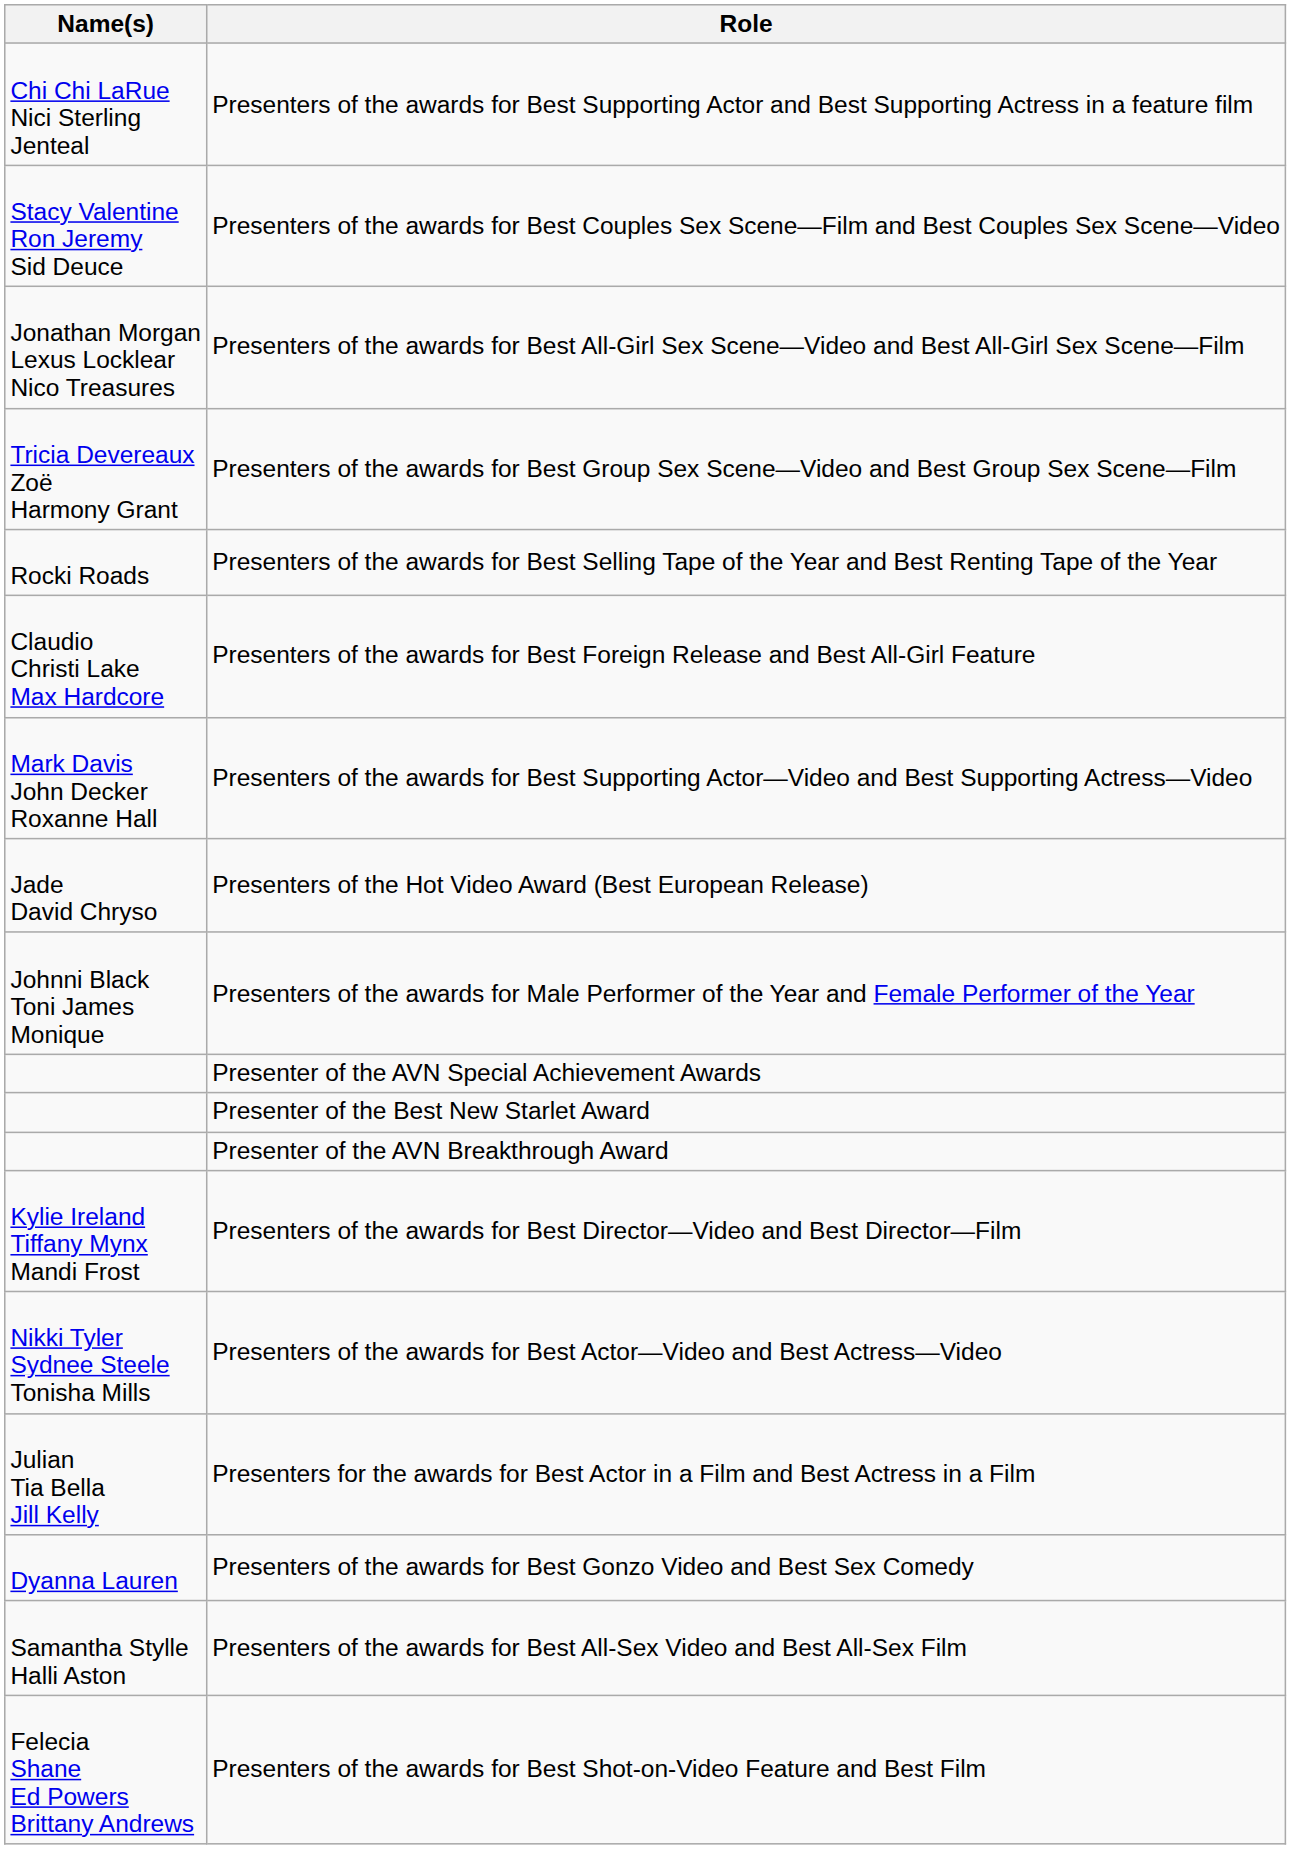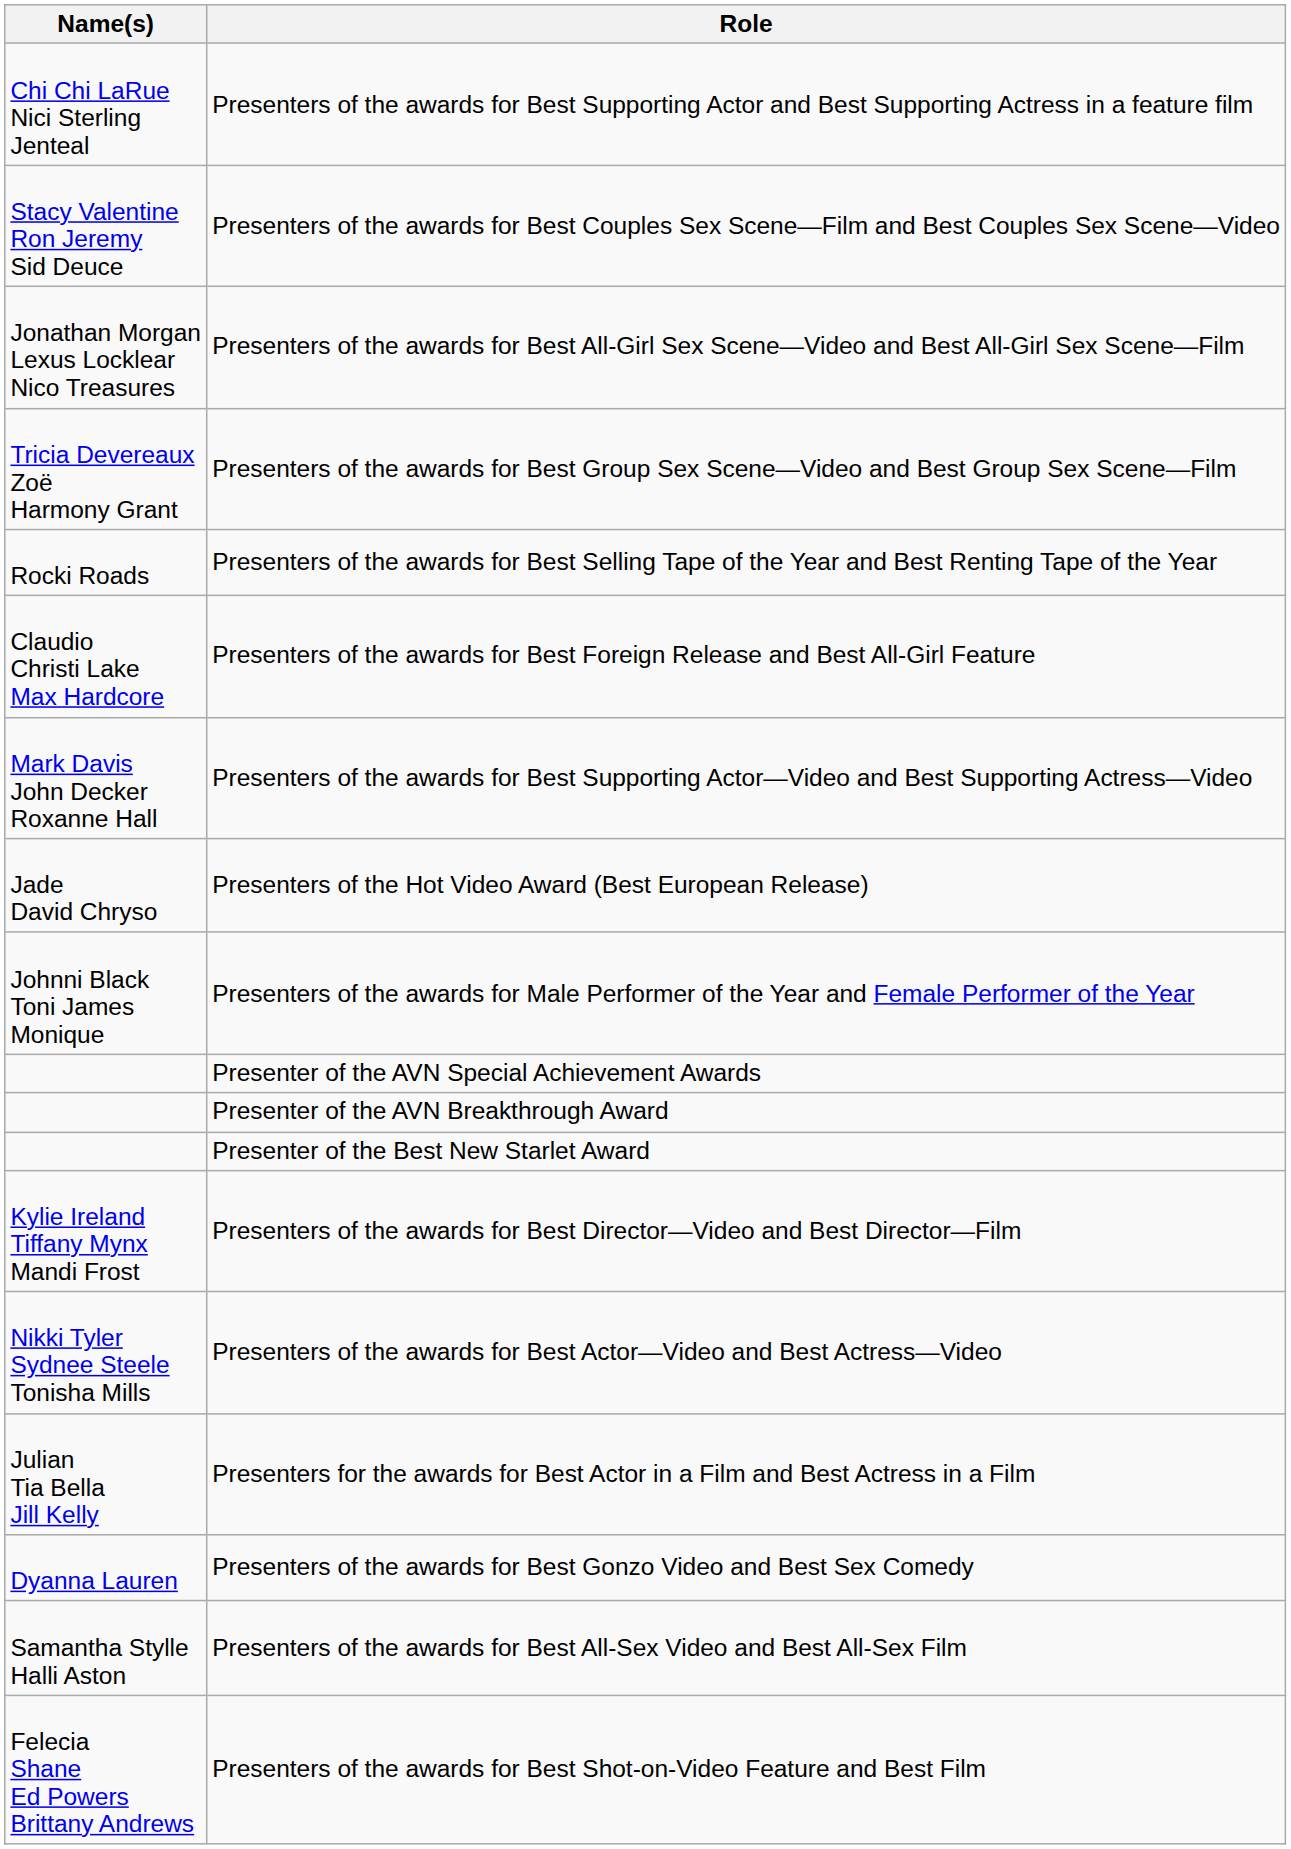rows swapped: (440, 1150) <-> (431, 1111)
